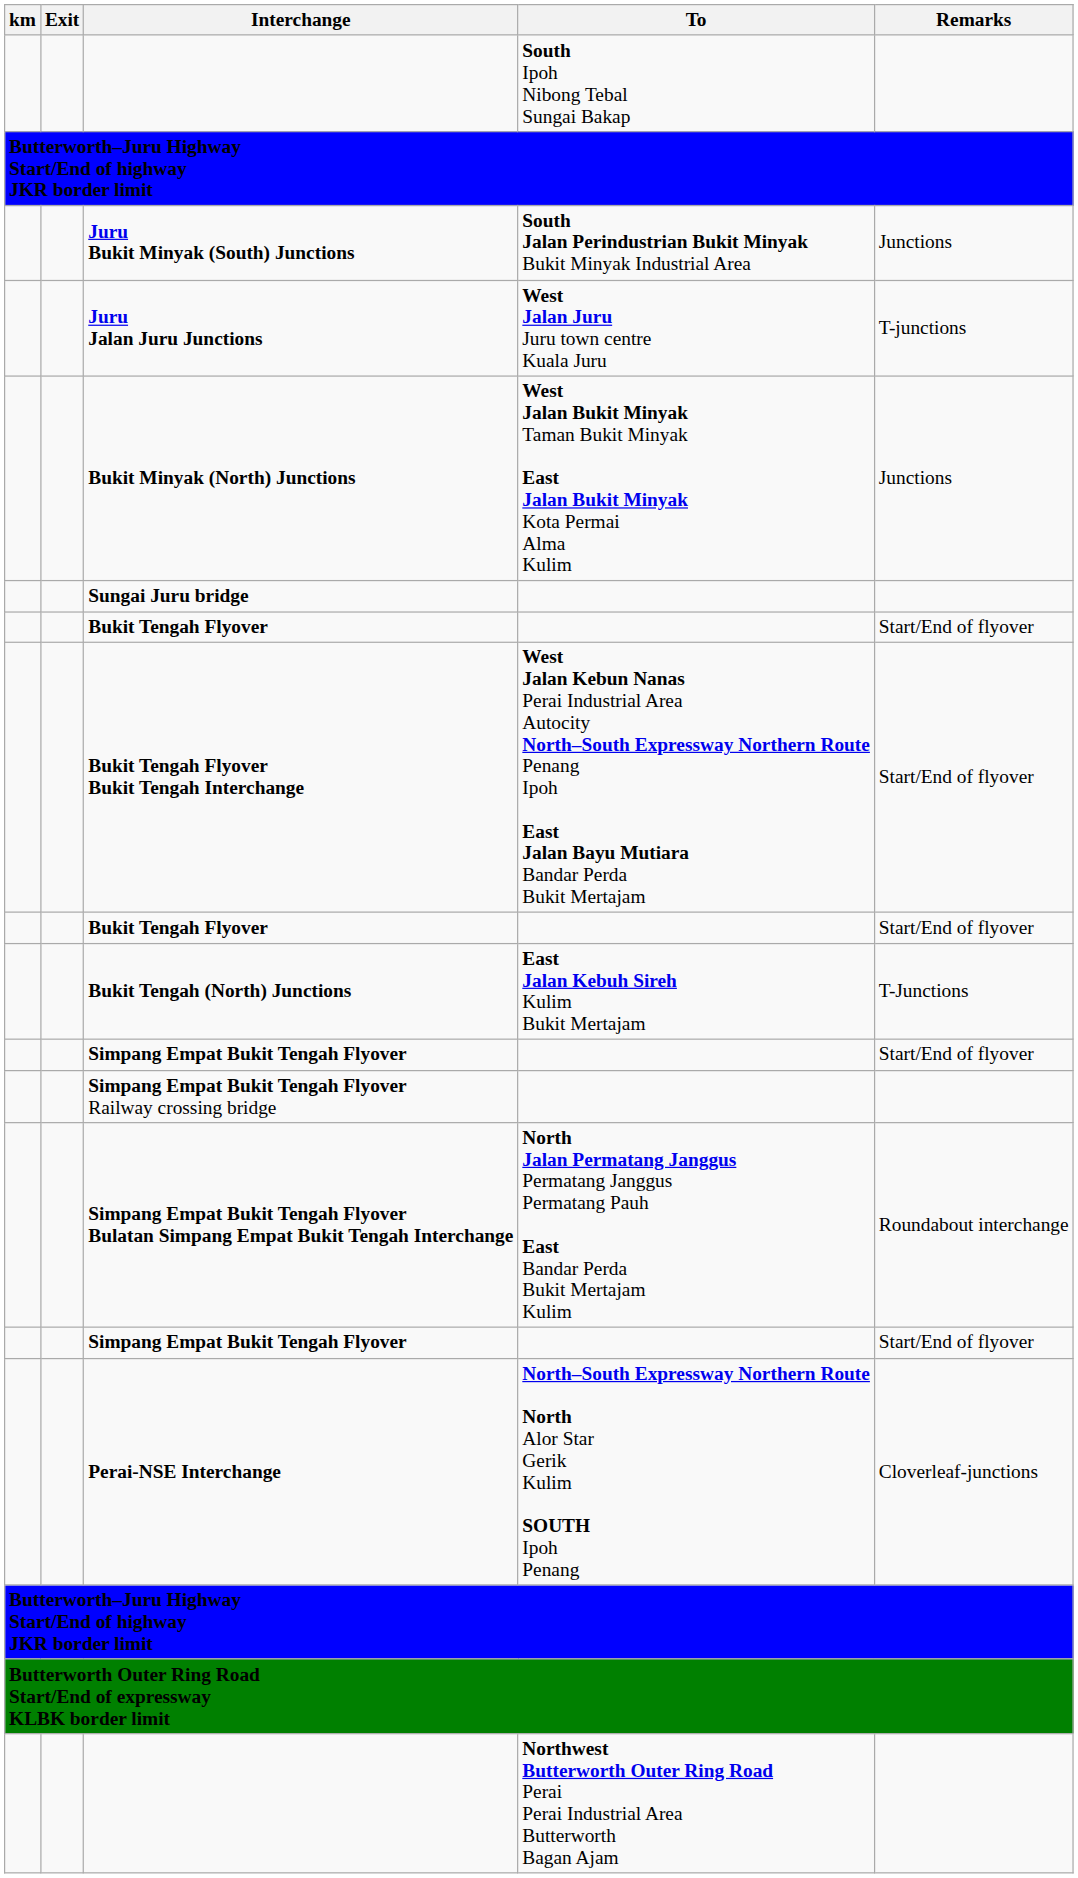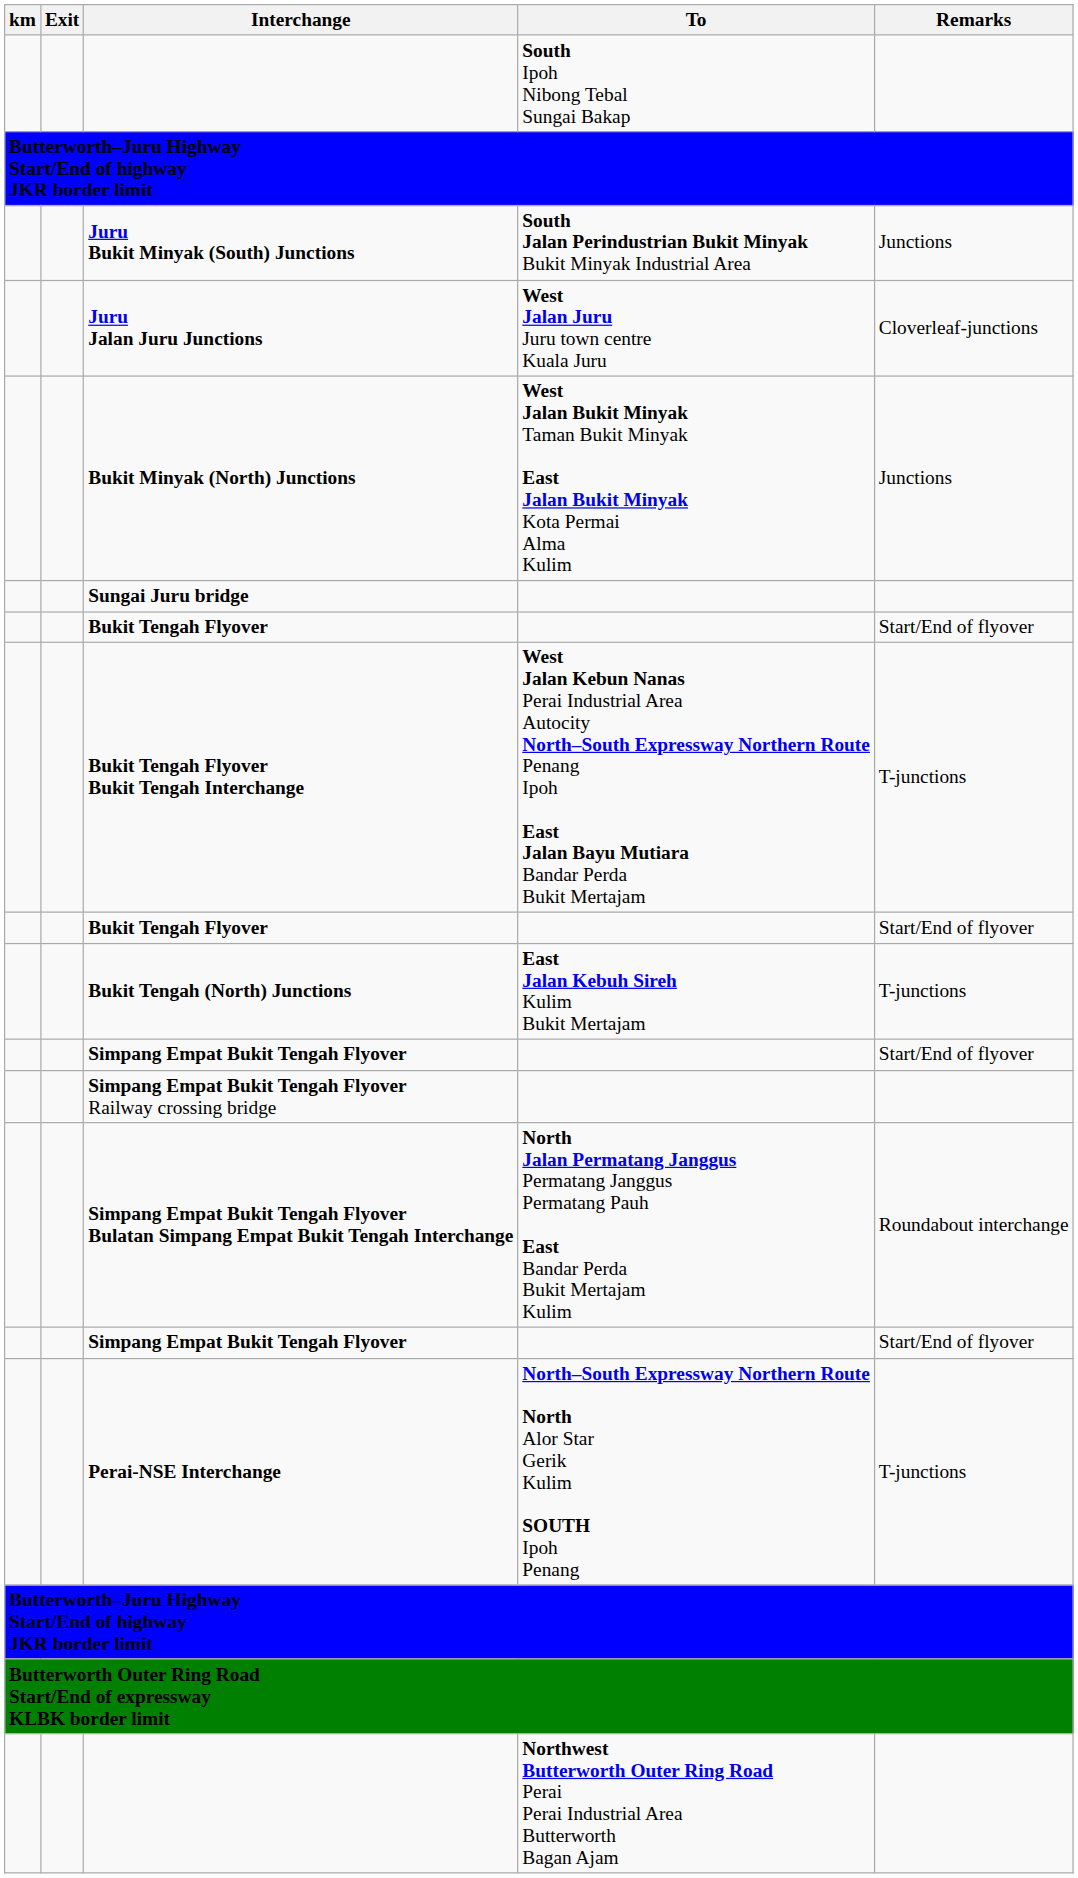(923, 327) T-junctions -> (958, 327) Cloverleaf-junctions
(956, 777) Start/End of flyover -> (923, 777) T-junctions
(924, 991) T-Junctions -> (923, 991) T-junctions
(958, 1471) Cloverleaf-junctions -> (923, 1471) T-junctions
